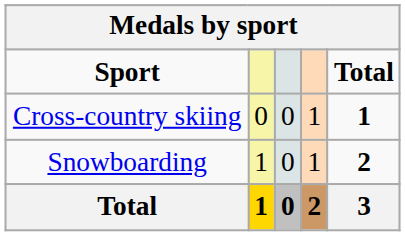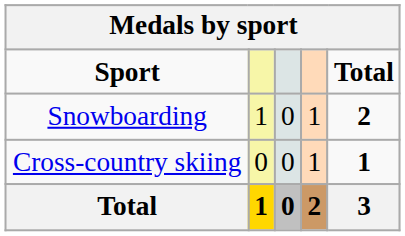rows swapped: (127, 116) <-> (127, 161)
